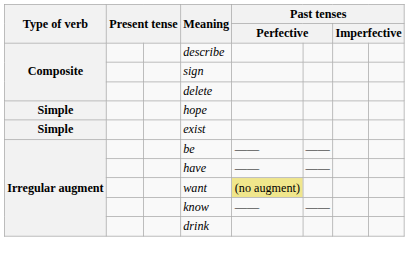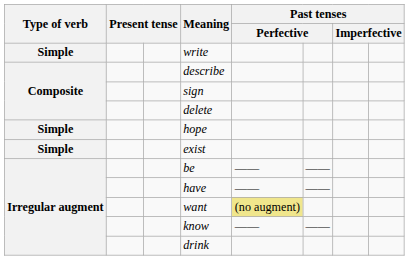+ row: (196, 52)
